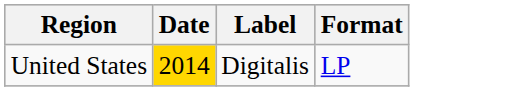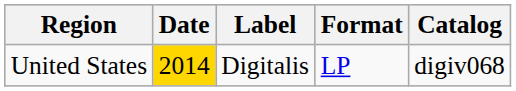+ column: (460, 24)
